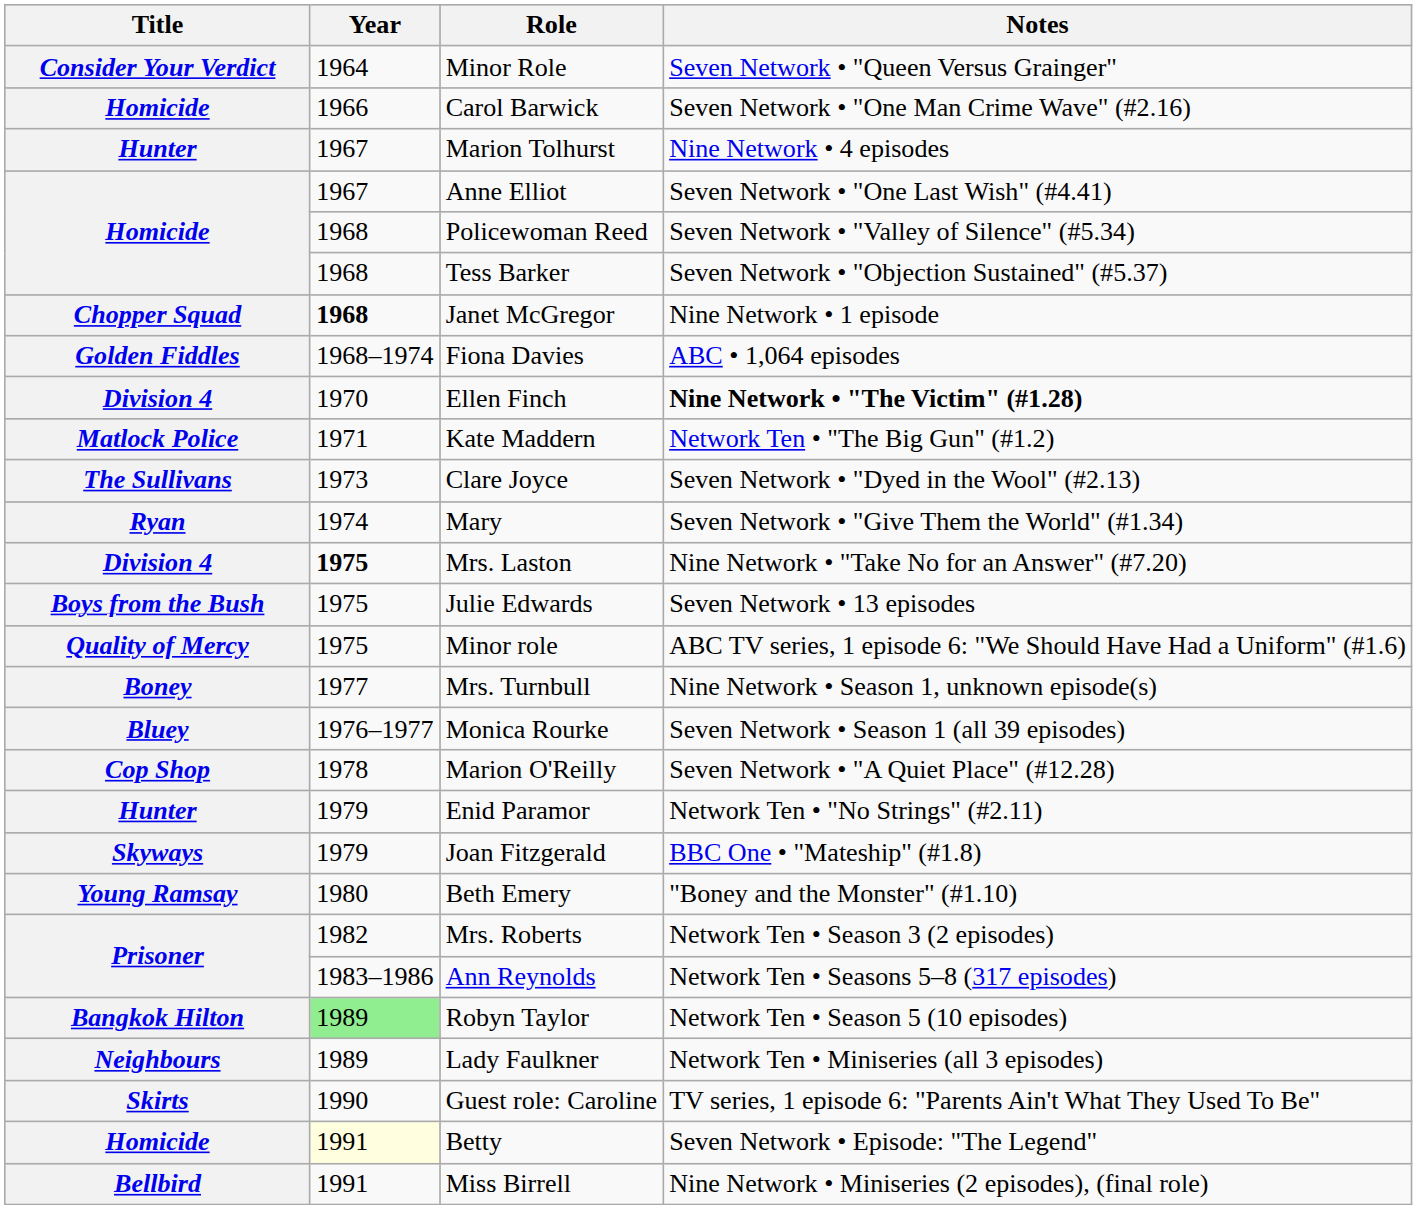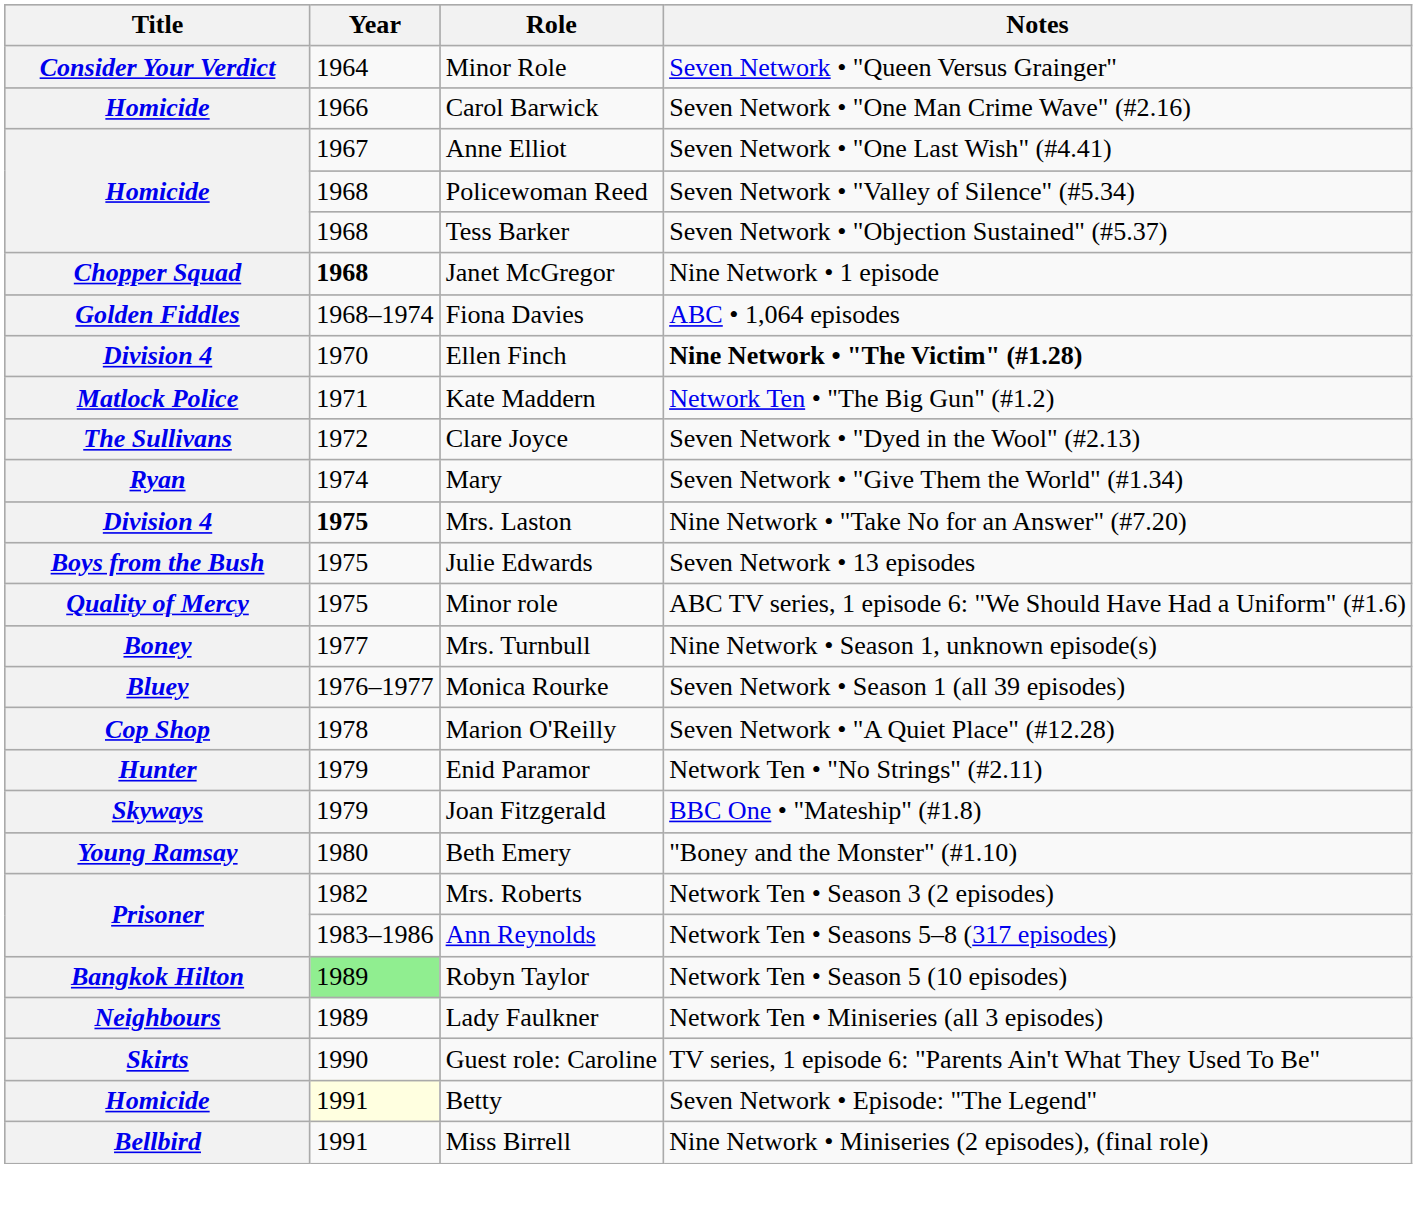- row: (530, 149)
(342, 480) 1973 -> (342, 438) 1972
